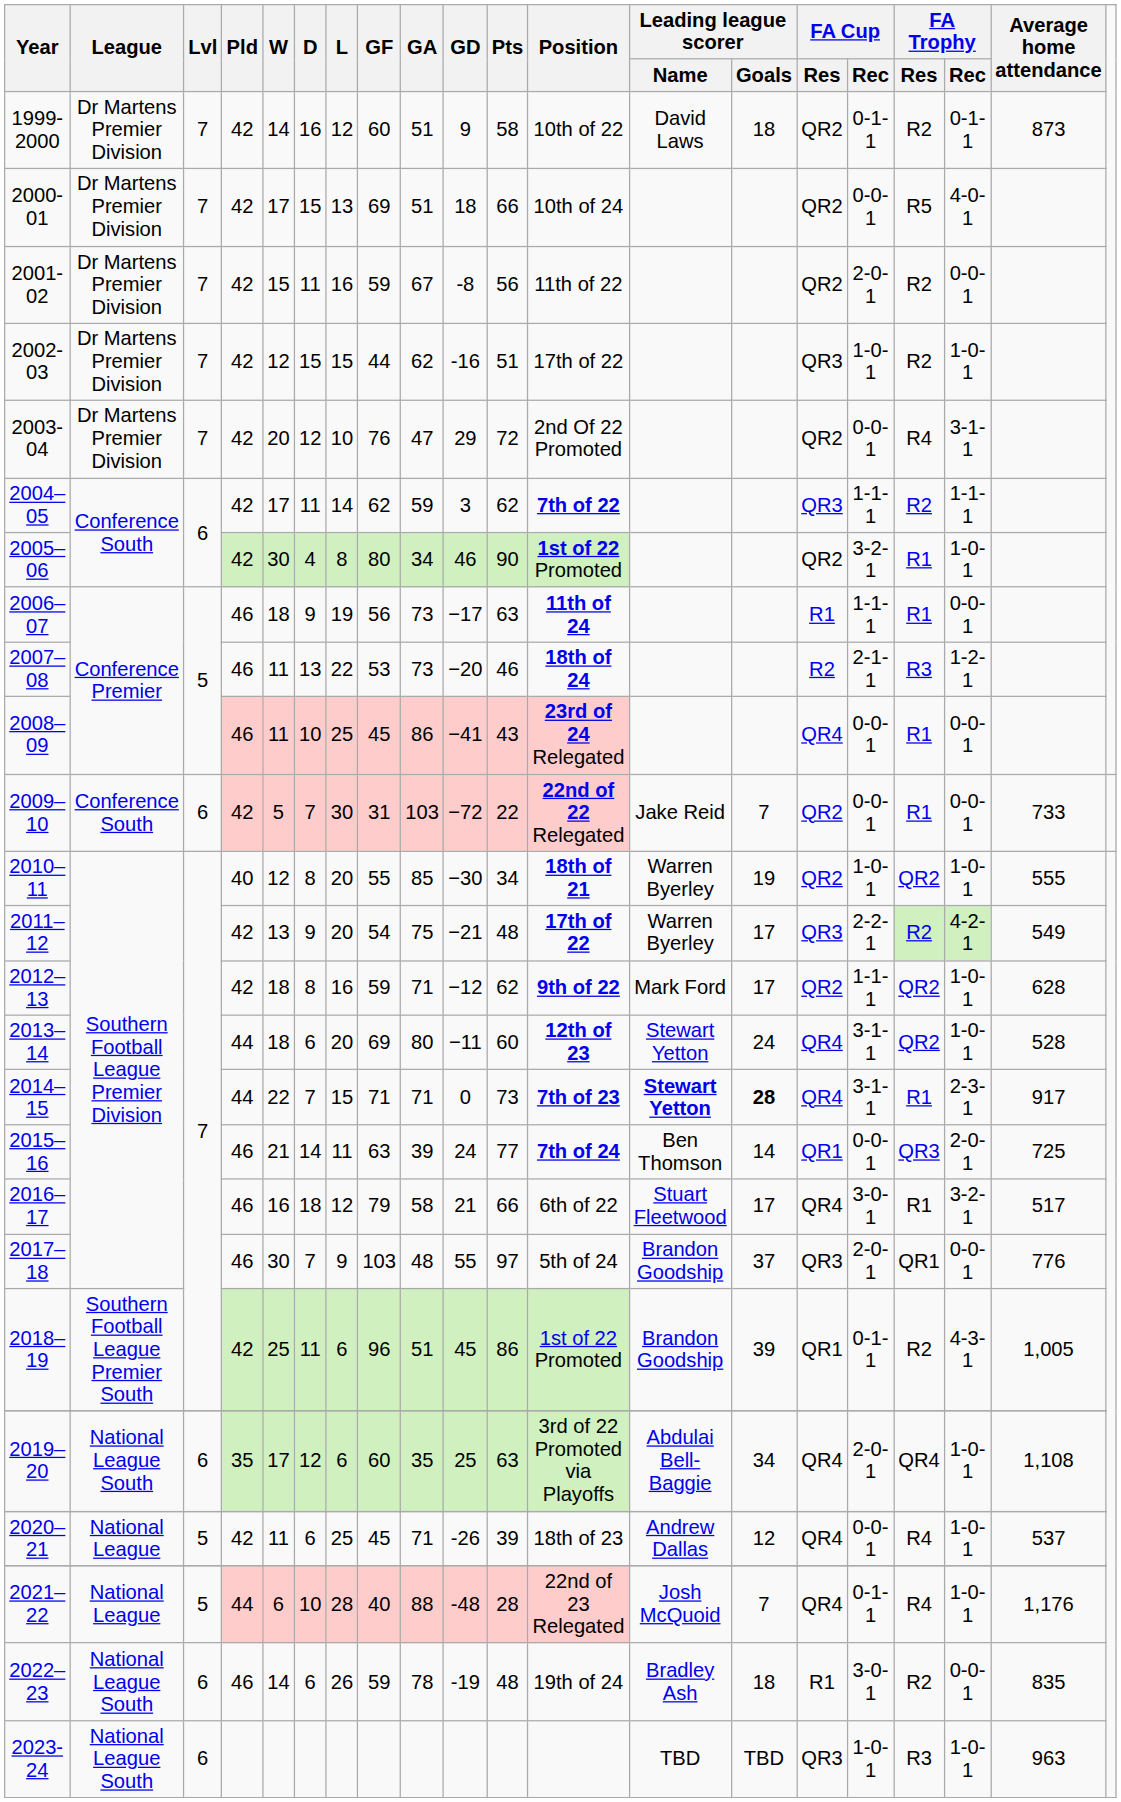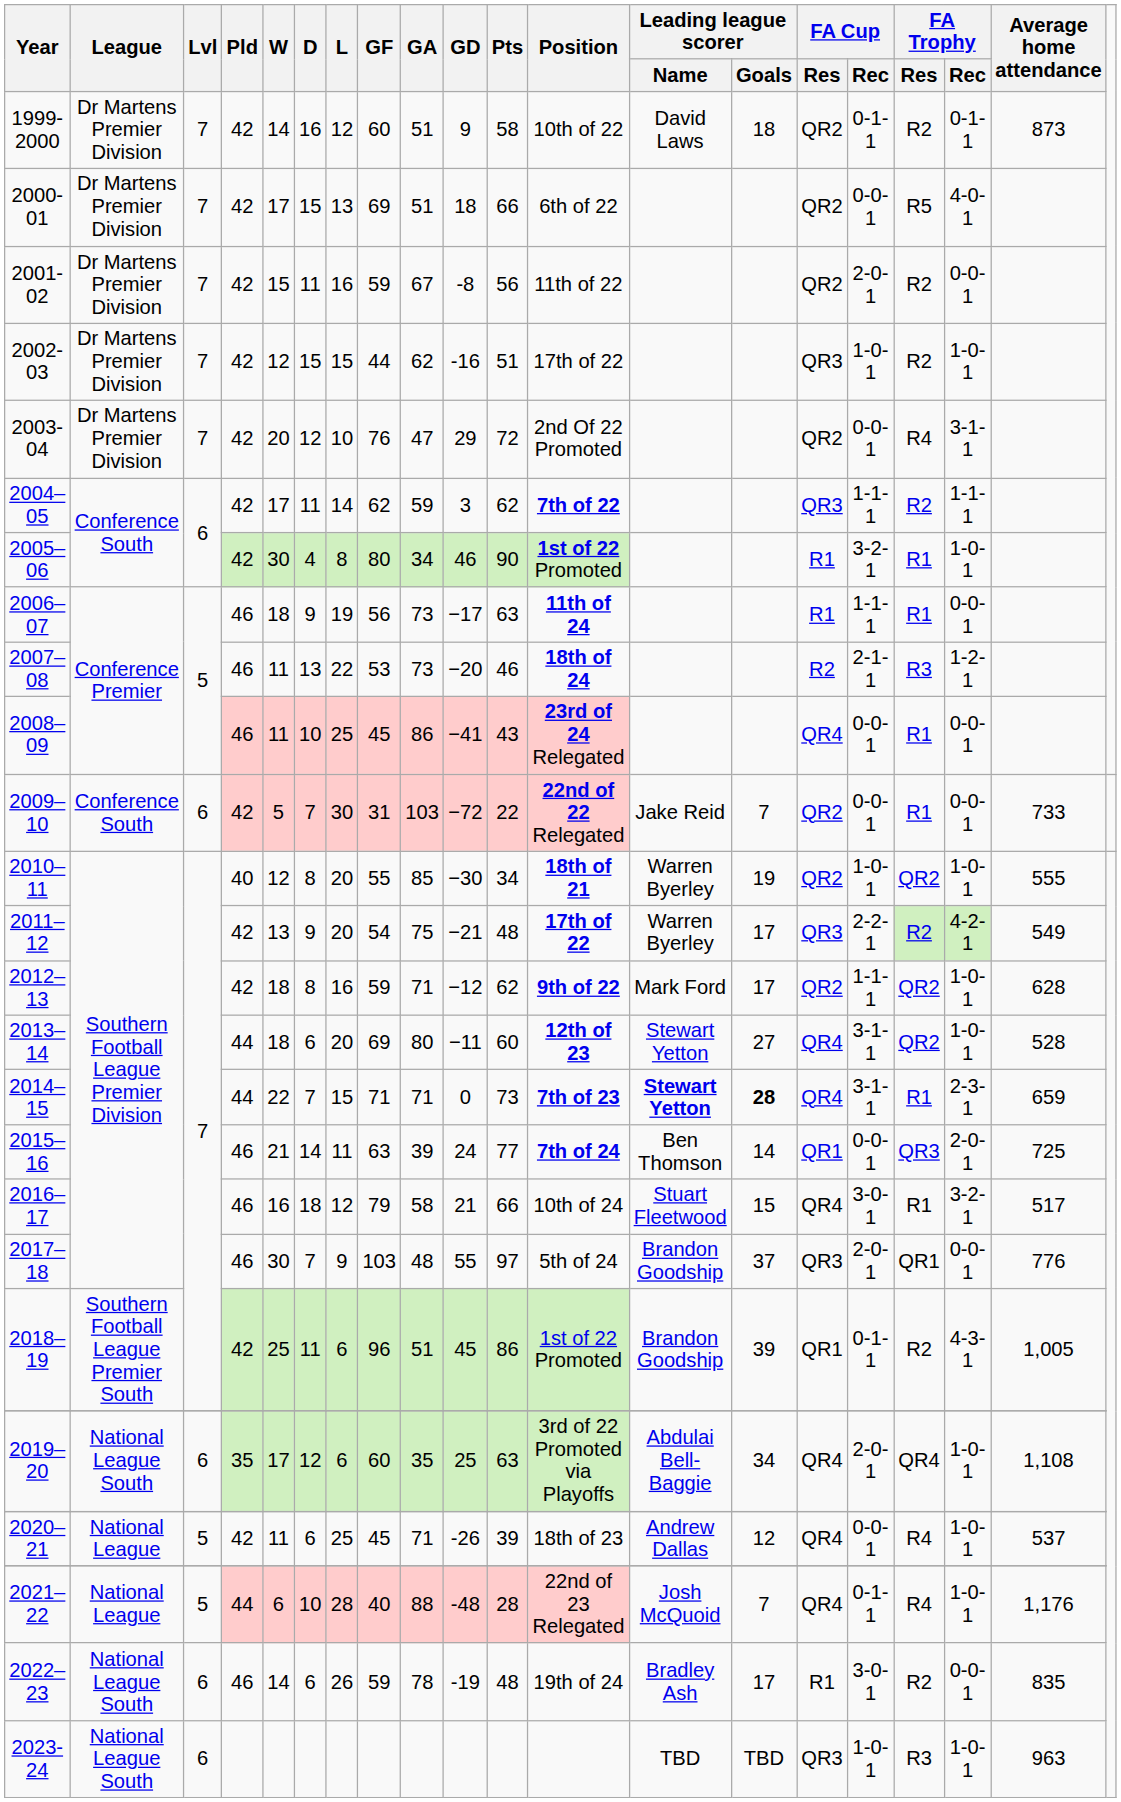(578, 207) 10th of 24 -> (578, 207) 6th of 22
(822, 559) QR2 -> (822, 559) R1
(764, 1042) 24 -> (764, 1042) 27
(1049, 1096) 917 -> (1049, 1096) 659
(578, 1206) 6th of 22 -> (578, 1206) 10th of 24
(764, 1206) 17 -> (764, 1206) 15
(764, 1681) 18 -> (764, 1681) 17
